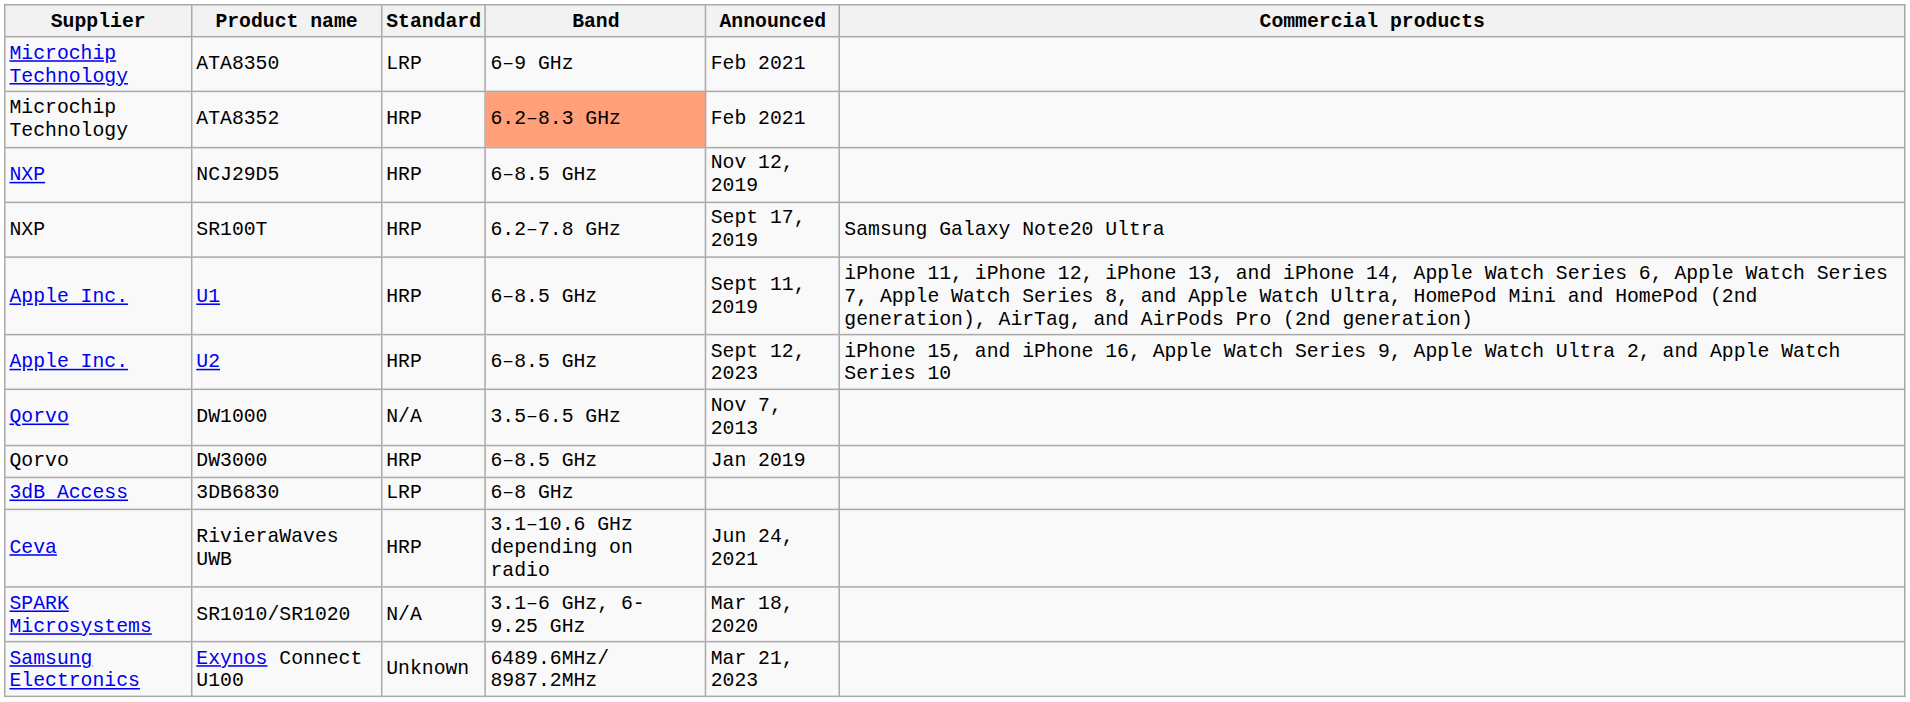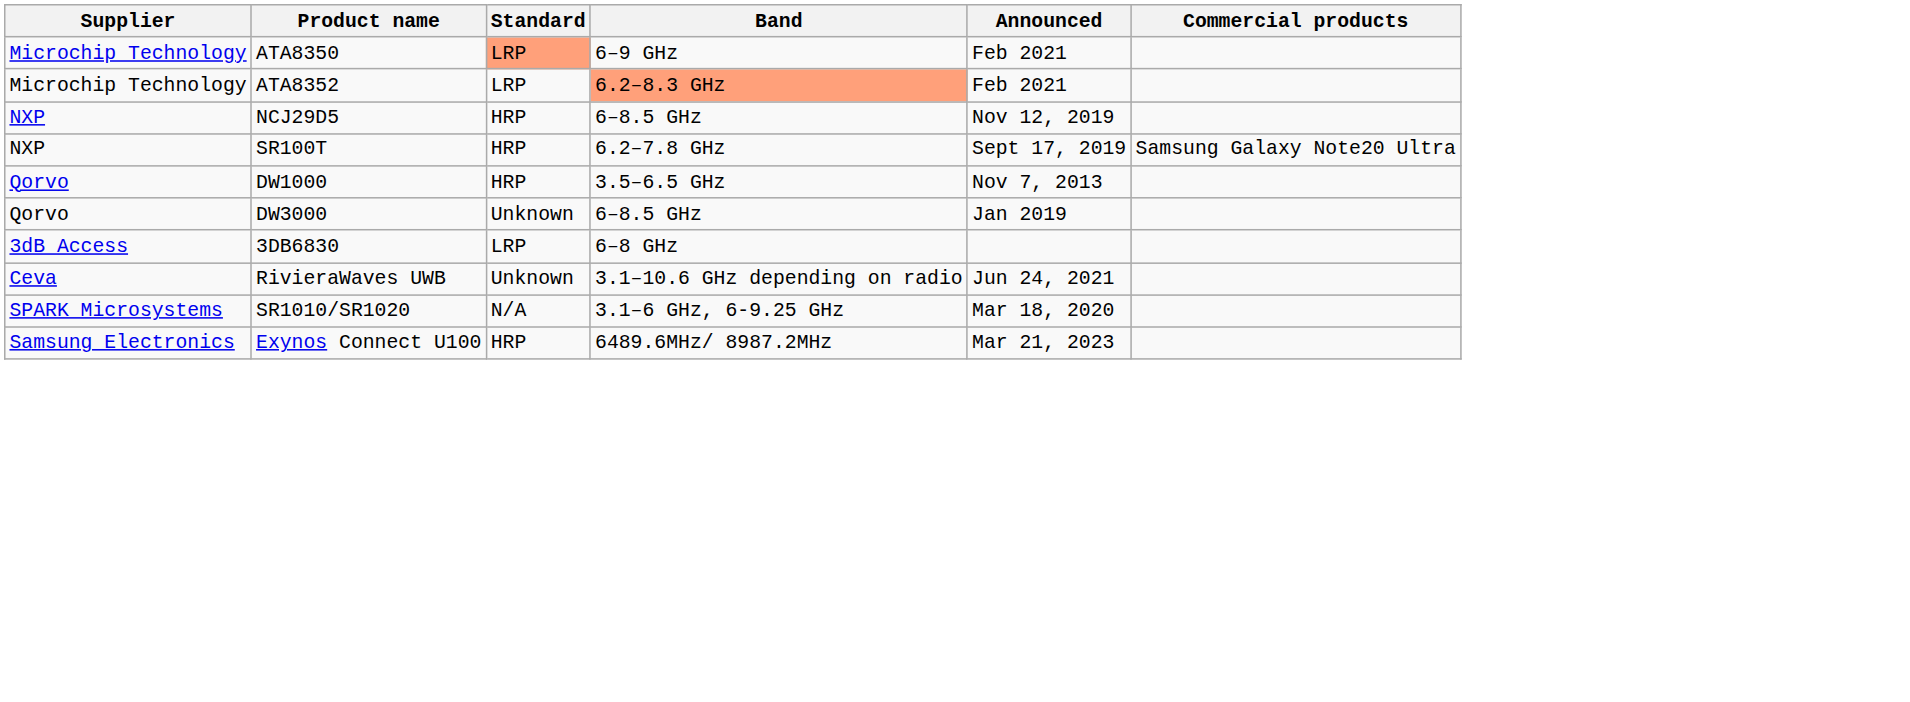(404, 64) no background -> (509, 53) lightsalmon background
(404, 119) HRP -> (509, 85) LRP
- row: (208, 296)
- row: (208, 362)
(404, 417) N/A -> (509, 182) HRP
(404, 461) HRP -> (532, 214) Unknown
(404, 548) HRP -> (532, 279) Unknown
(428, 670) Unknown -> (509, 343) HRP
